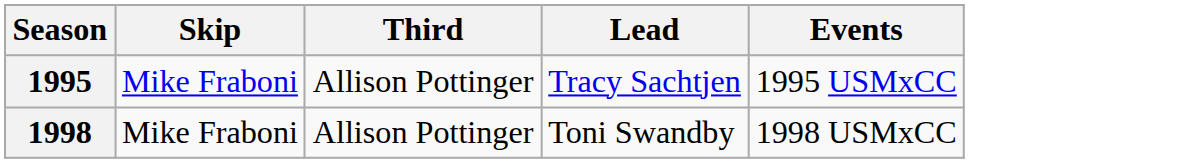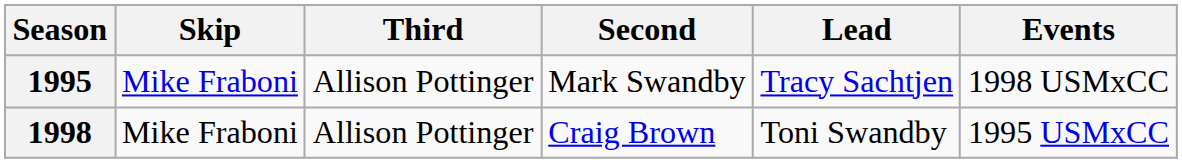+ column: (647, 30)
(856, 81) 1995 USMxCC -> (1068, 81) 1998 USMxCC
(856, 132) 1998 USMxCC -> (1068, 132) 1995 USMxCC
